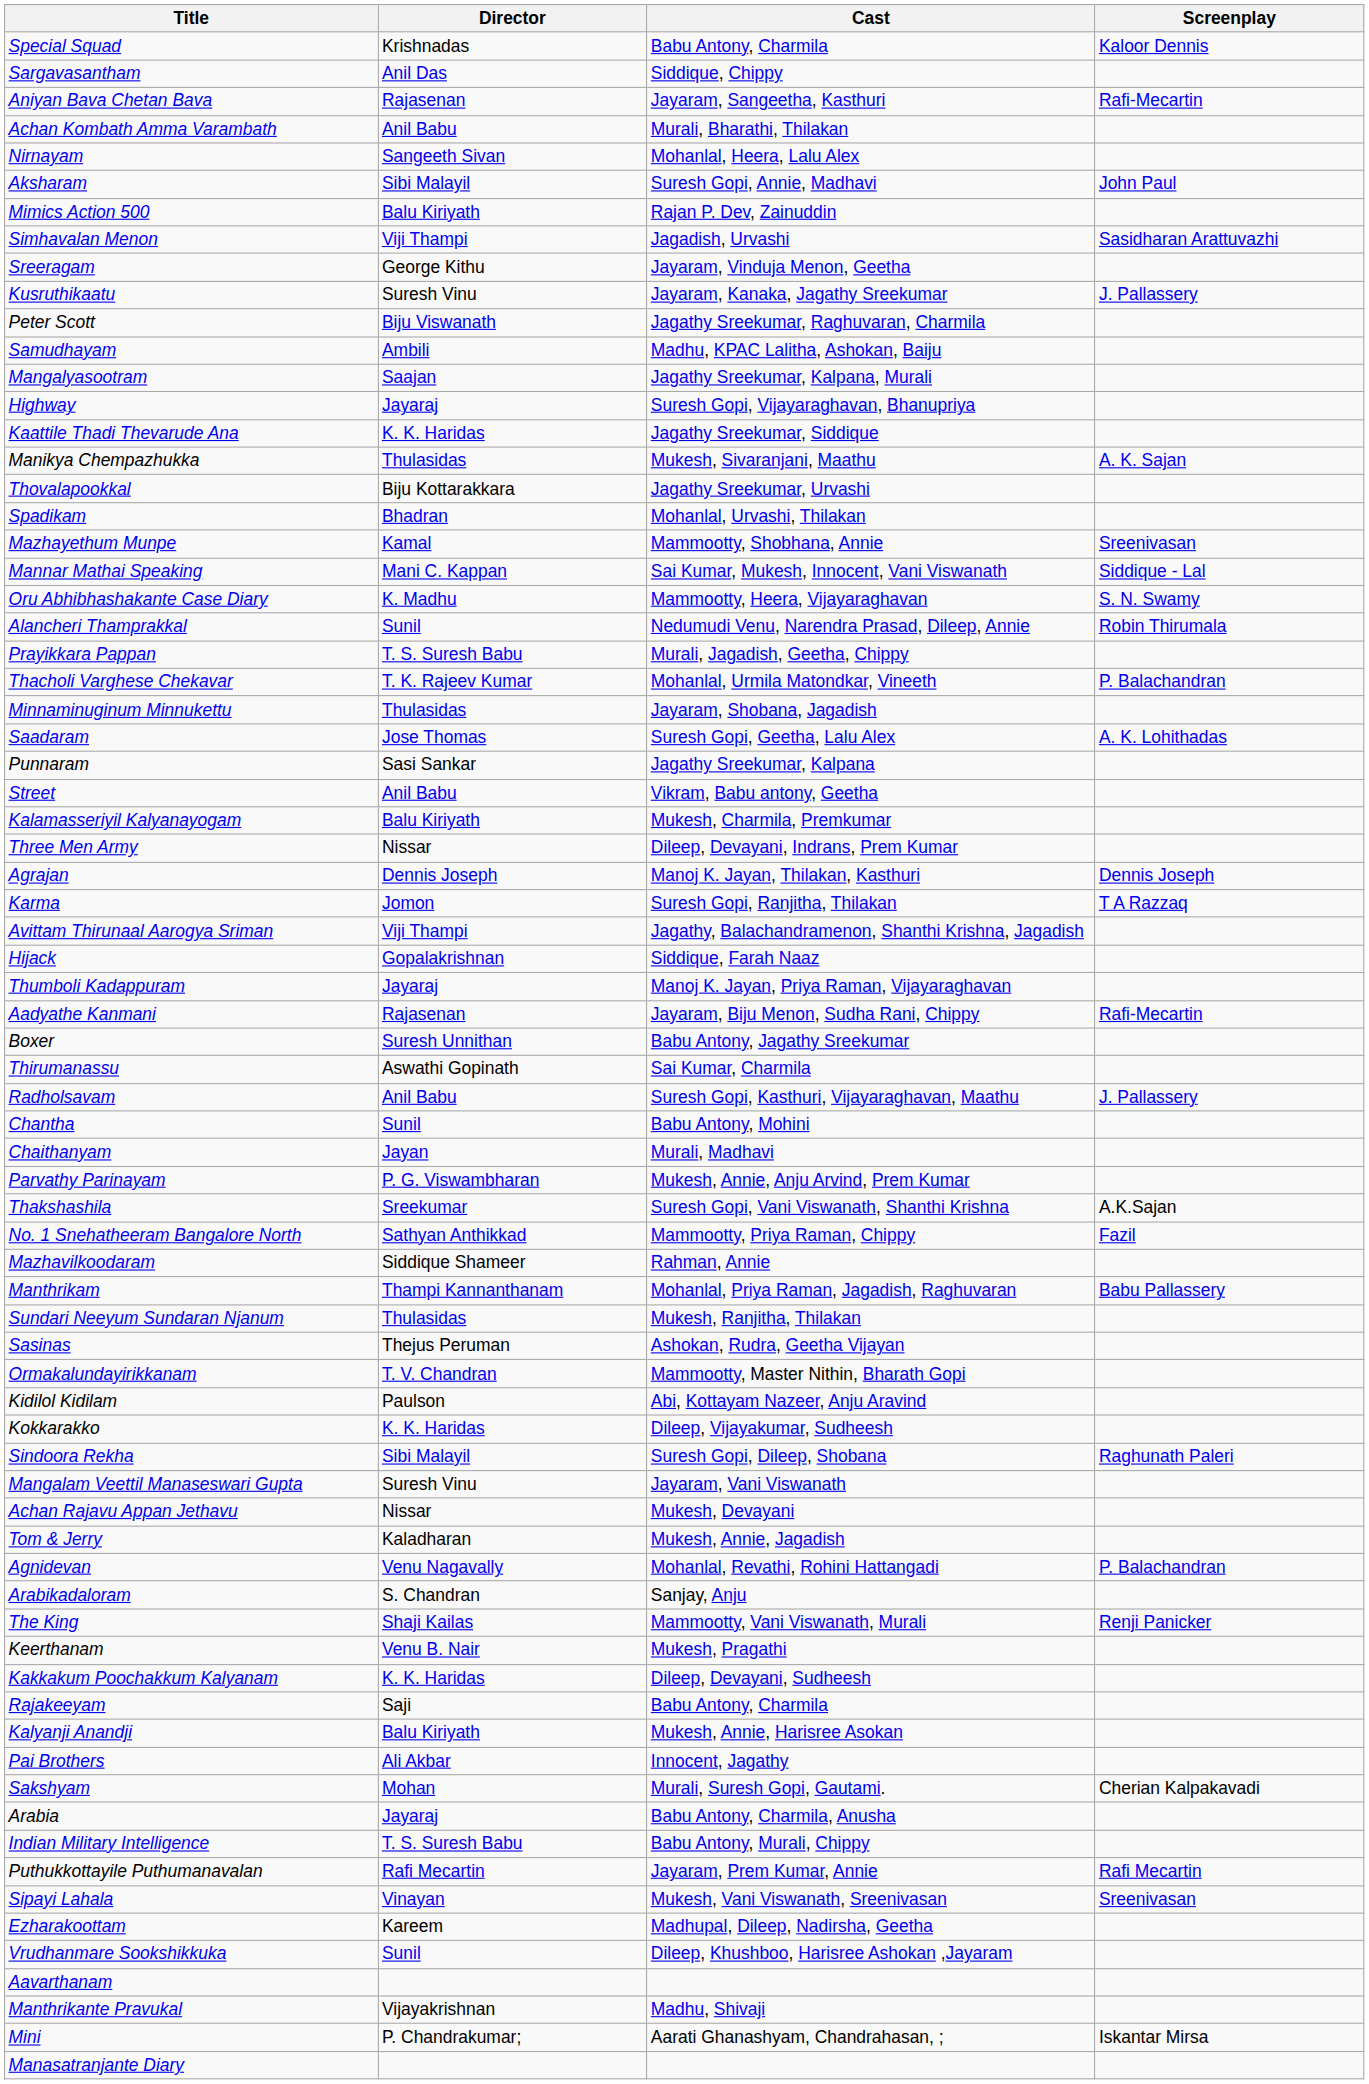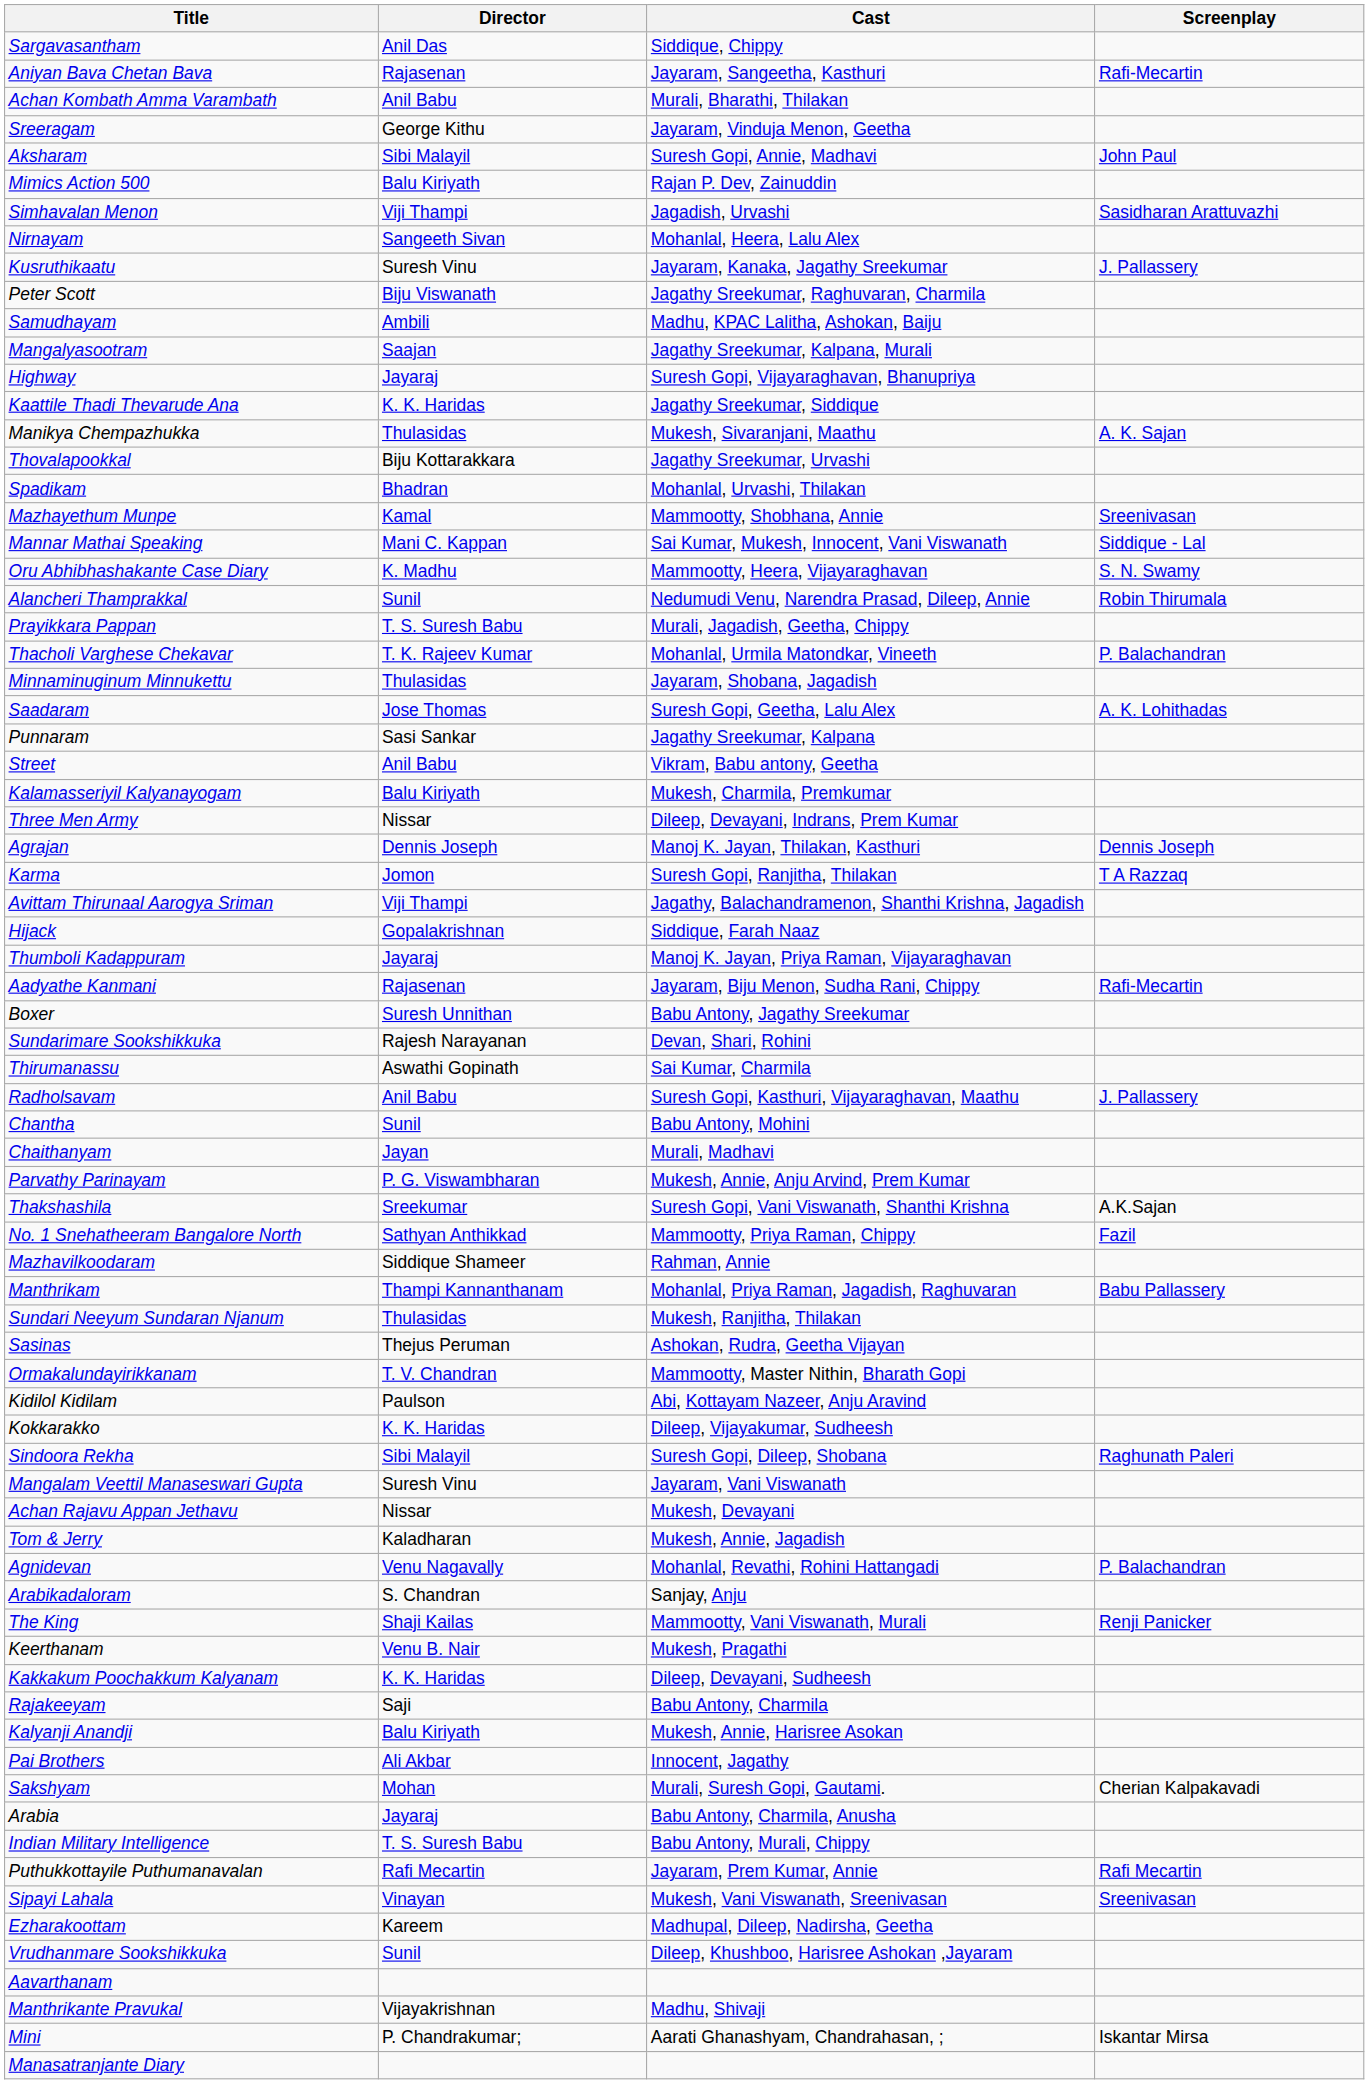- row: (65, 45)
rows swapped: (46, 156) <-> (52, 267)
+ row: (115, 1041)
